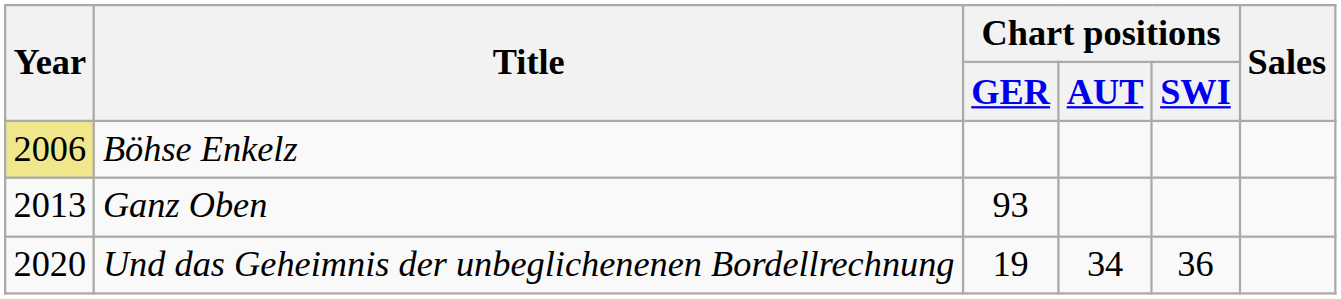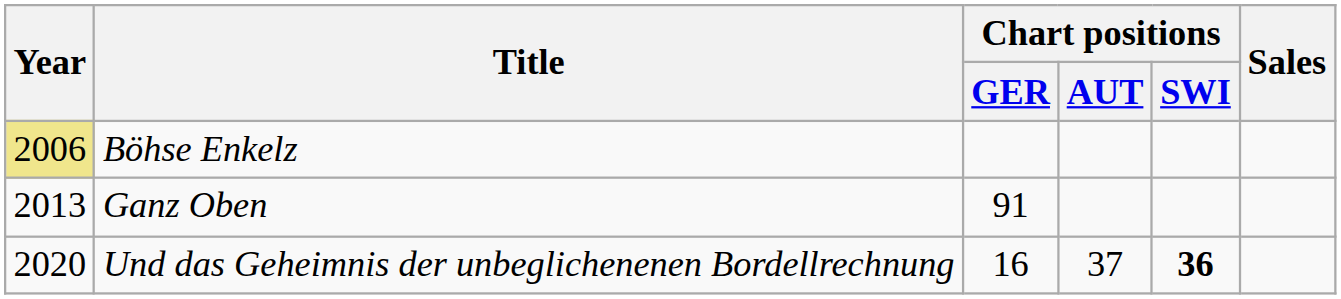(1011, 206) 93 -> (1011, 206) 91
(1011, 263) 19 -> (1011, 263) 16
(1105, 263) 34 -> (1105, 263) 37
(1195, 263) normal -> (1195, 263) bold
